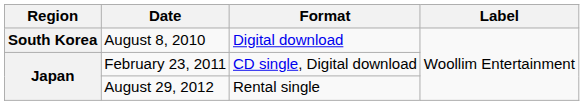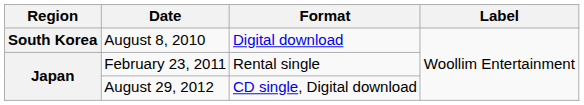(325, 64) CD single, Digital download -> (276, 64) Rental single
(276, 87) Rental single -> (325, 87) CD single, Digital download
